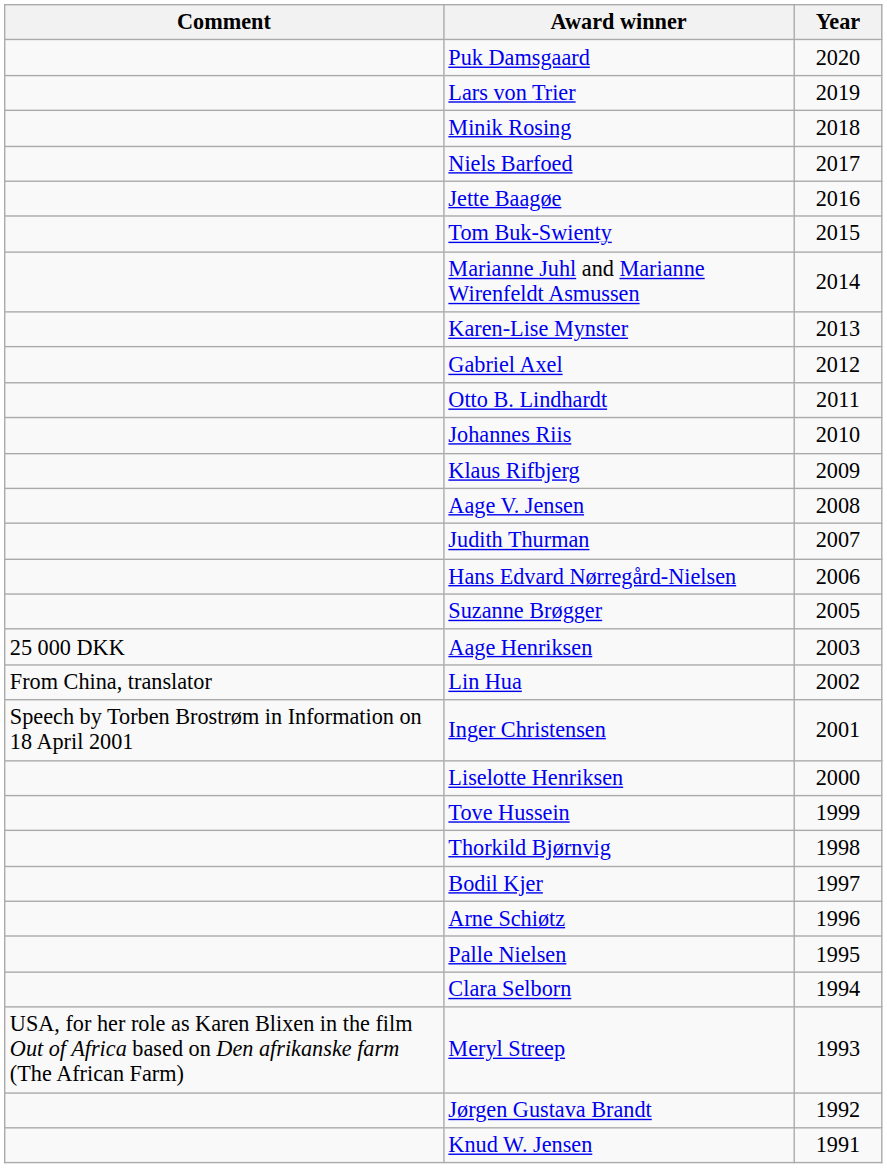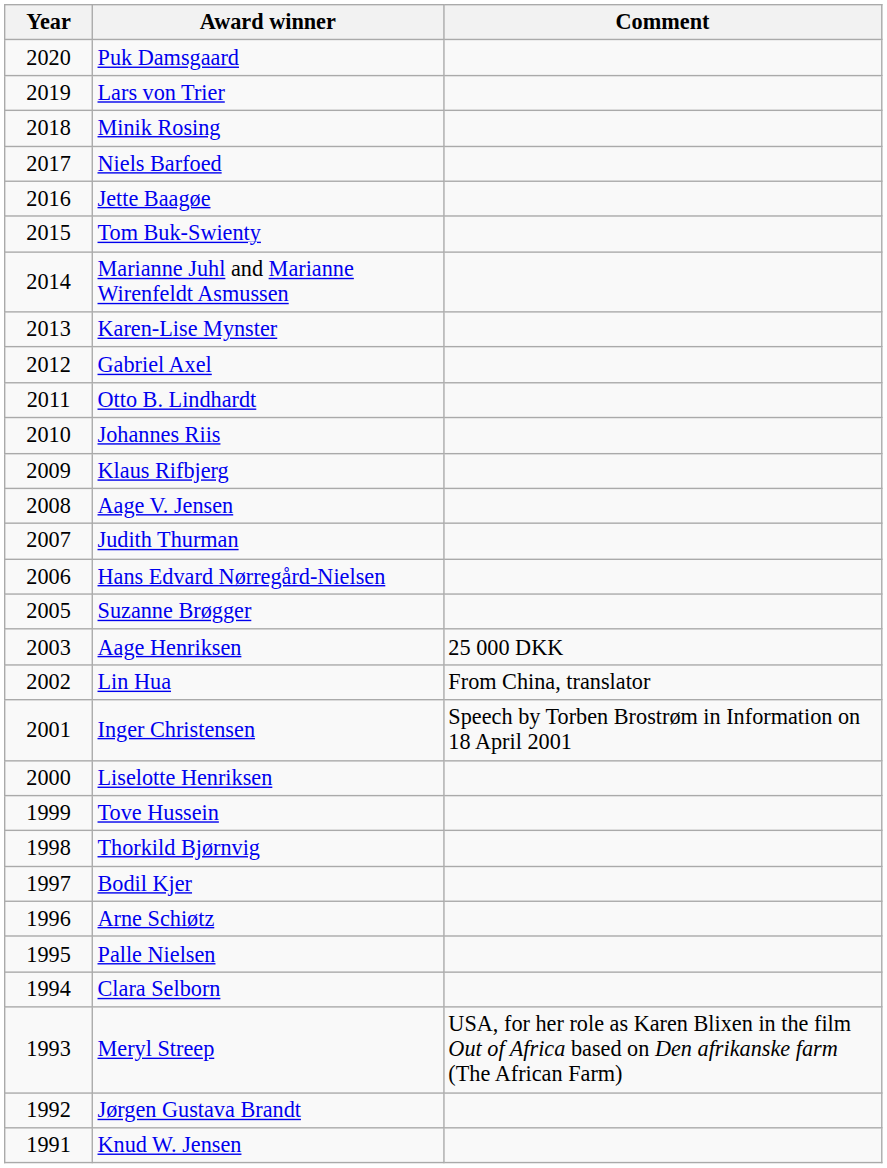columns swapped: (838, 22) <-> (224, 22)
